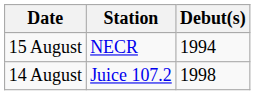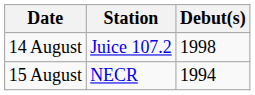rows swapped: (45, 75) <-> (45, 47)
